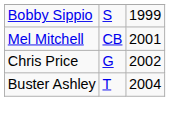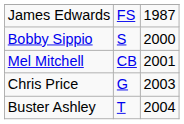+ row: (59, 15)
(145, 15) 1999 -> (160, 38) 2000
(145, 61) 2002 -> (160, 84) 2003
